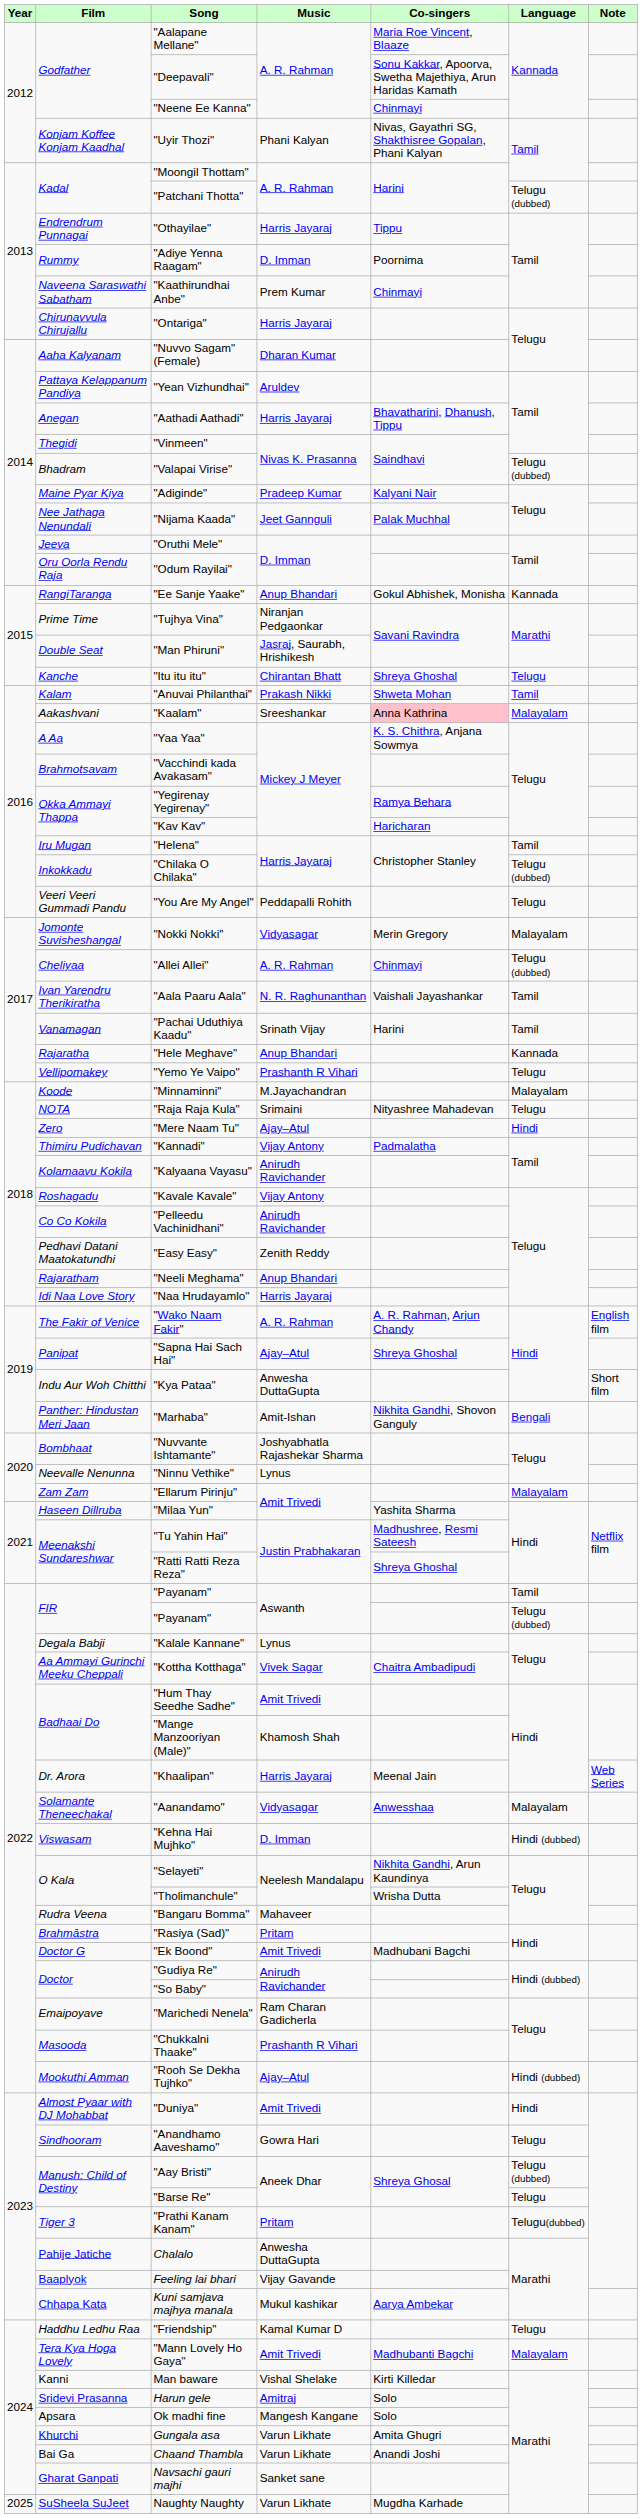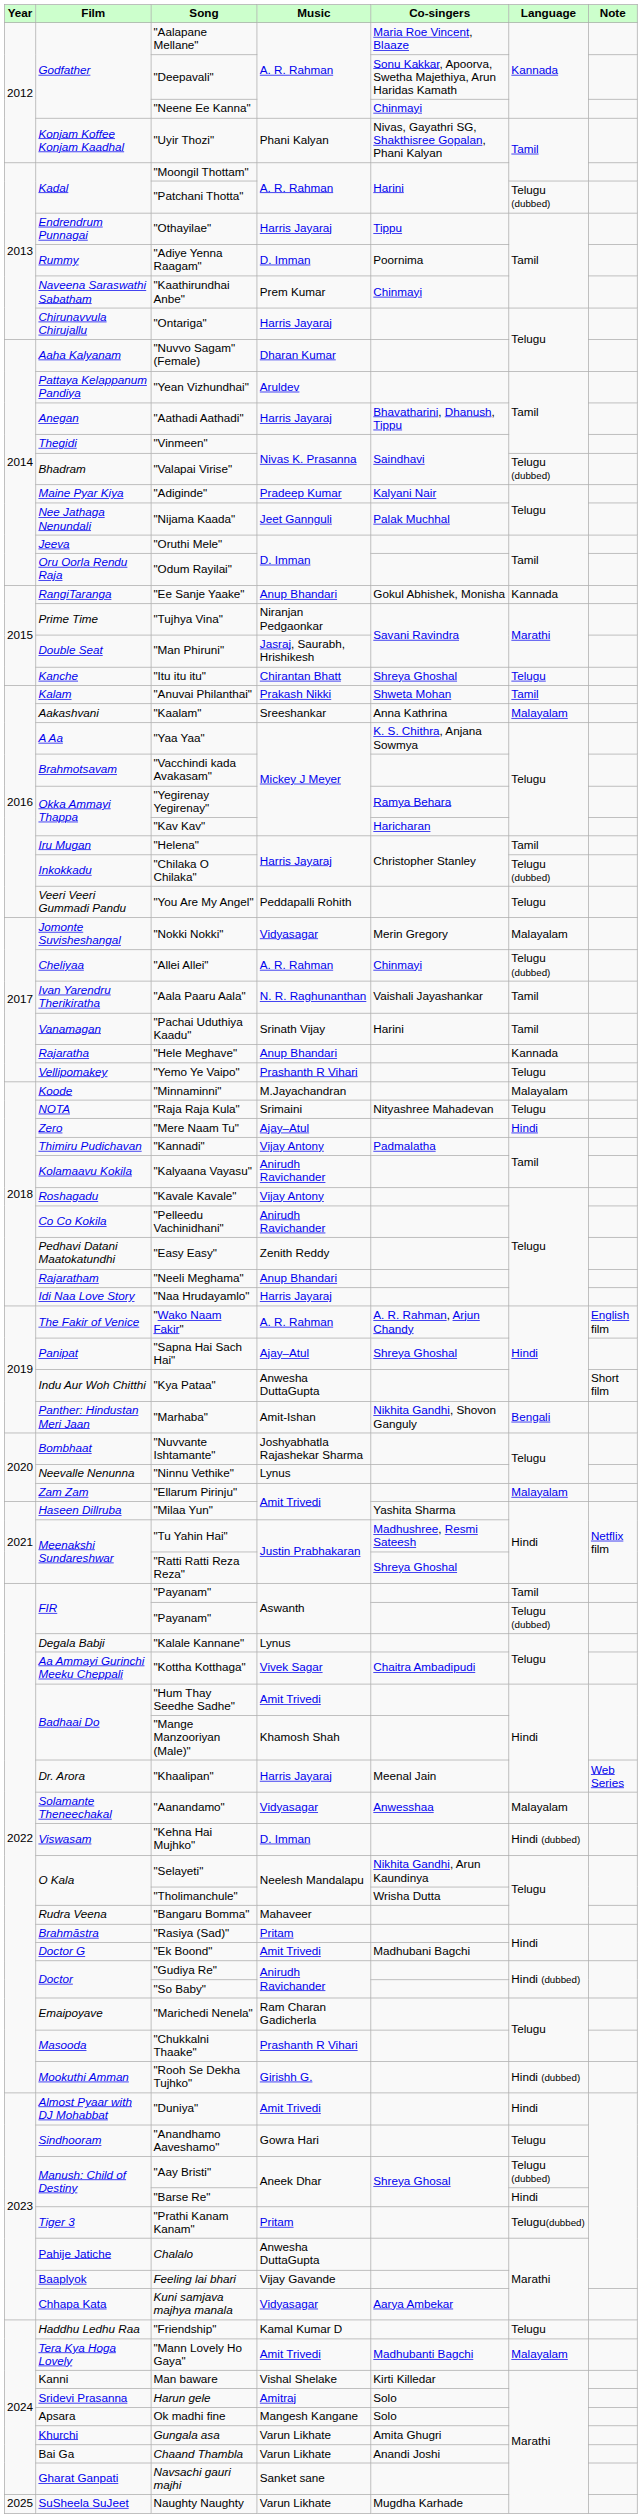(410, 713) pink background -> (410, 713) no background
(284, 2077) Ajay–Atul -> (286, 2077) Girishh G.
(529, 2197) Telugu -> (525, 2197) Hindi
(299, 2304) Mukul kashikar -> (289, 2304) Vidyasagar
